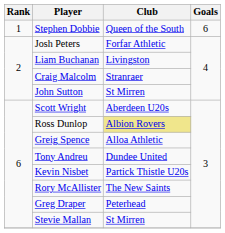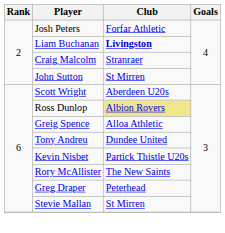- row: (67, 28)
(128, 60) normal -> (129, 44) bold
